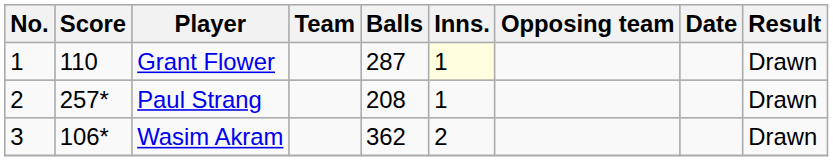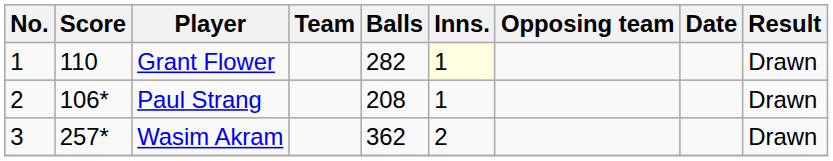(386, 62) 287 -> (386, 62) 282
(84, 99) 257* -> (84, 99) 106*
(84, 137) 106* -> (84, 137) 257*
